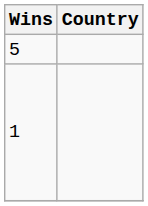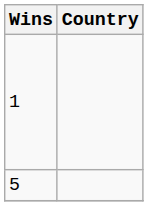rows swapped: (15, 50) <-> (15, 132)
